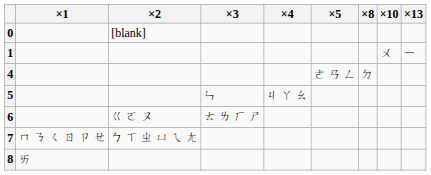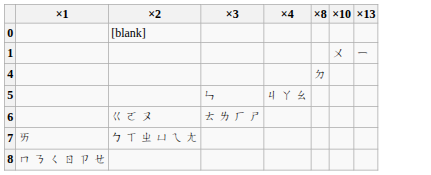- column: (335, 14)
(62, 137) ㄇ ㄋ ㄑ ㄖ ㄗ ㄝ -> (25, 137) ㄞ
(25, 159) ㄞ -> (62, 159) ㄇ ㄋ ㄑ ㄖ ㄗ ㄝ
